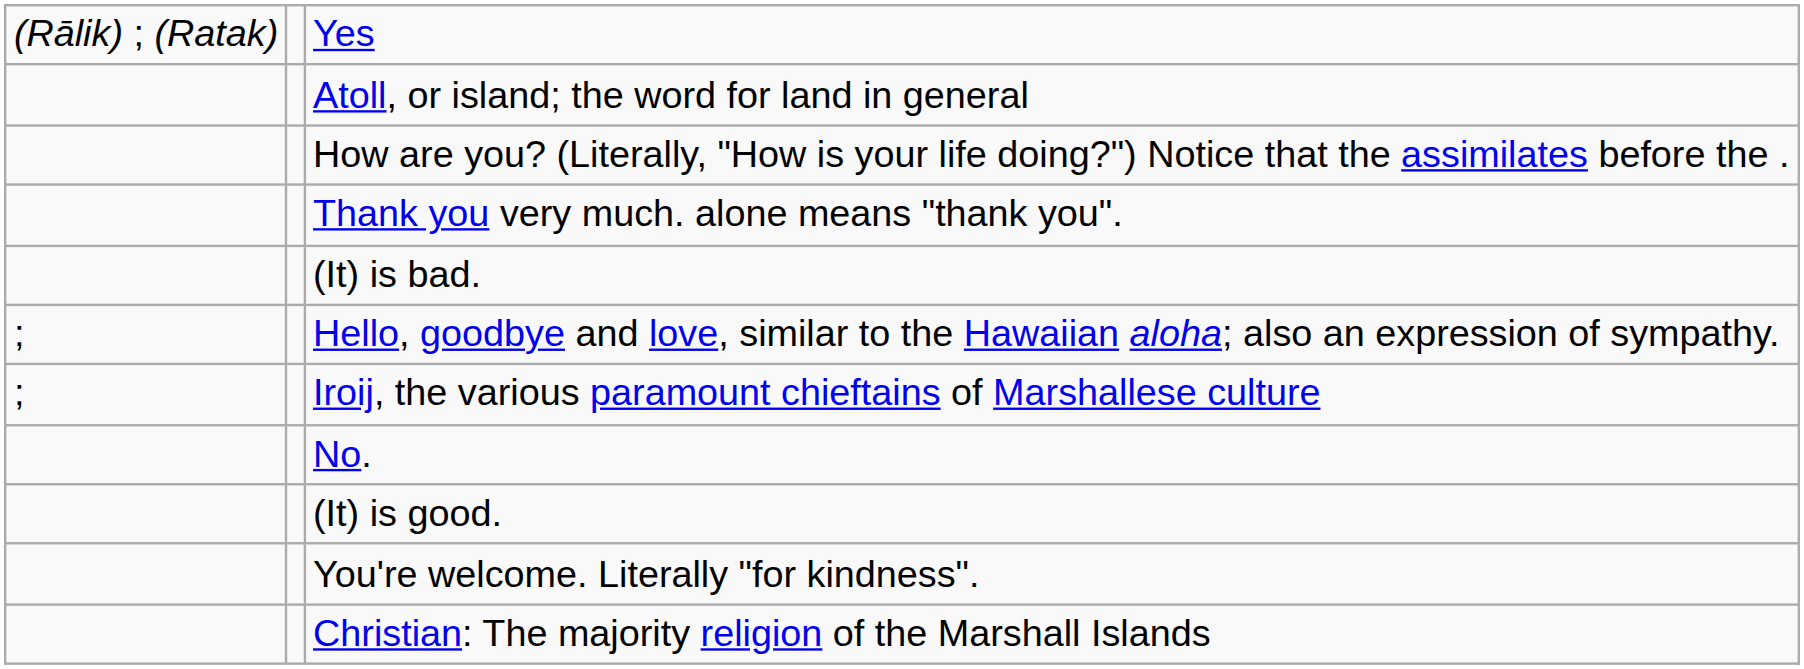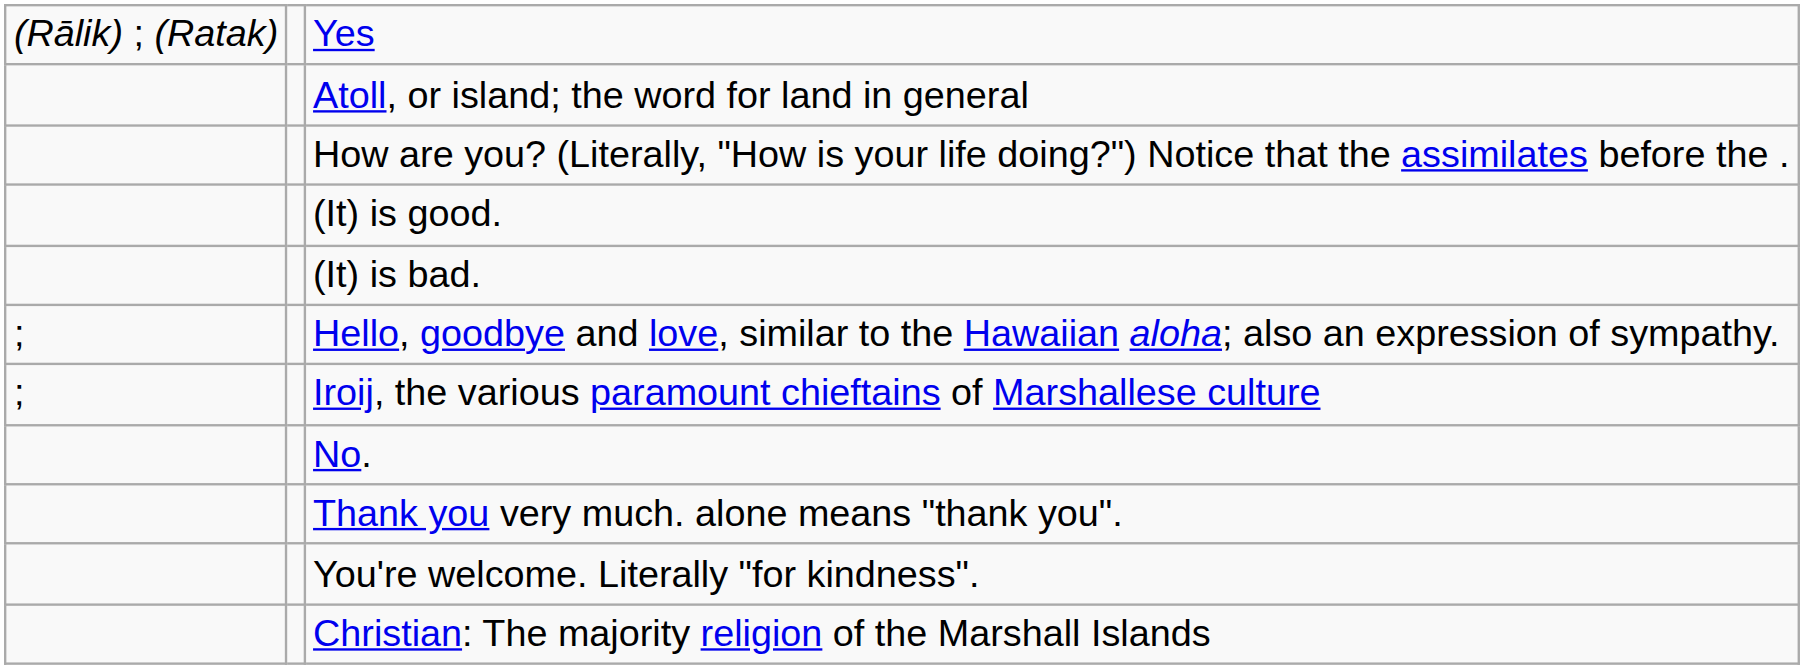rows swapped: (407, 513) <-> (718, 214)
